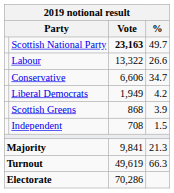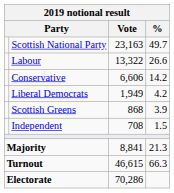(129, 45) bold -> (129, 45) normal
(158, 77) 34.7 -> (158, 77) 14.2
(132, 147) 9,841 -> (132, 147) 8,841
(129, 163) 49,619 -> (129, 163) 46,615
